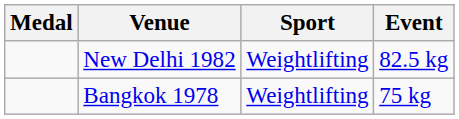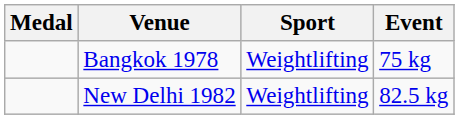rows swapped: (151, 95) <-> (160, 59)
